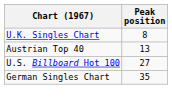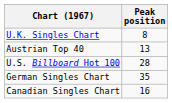(145, 63) 27 -> (145, 63) 28
+ row: (63, 91)
